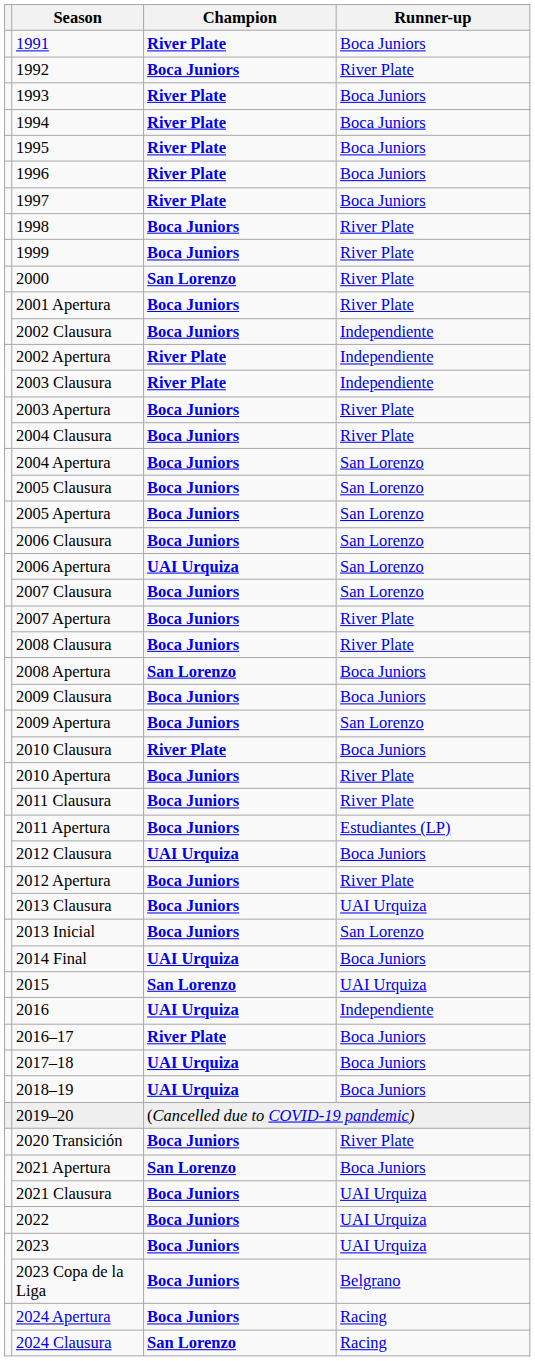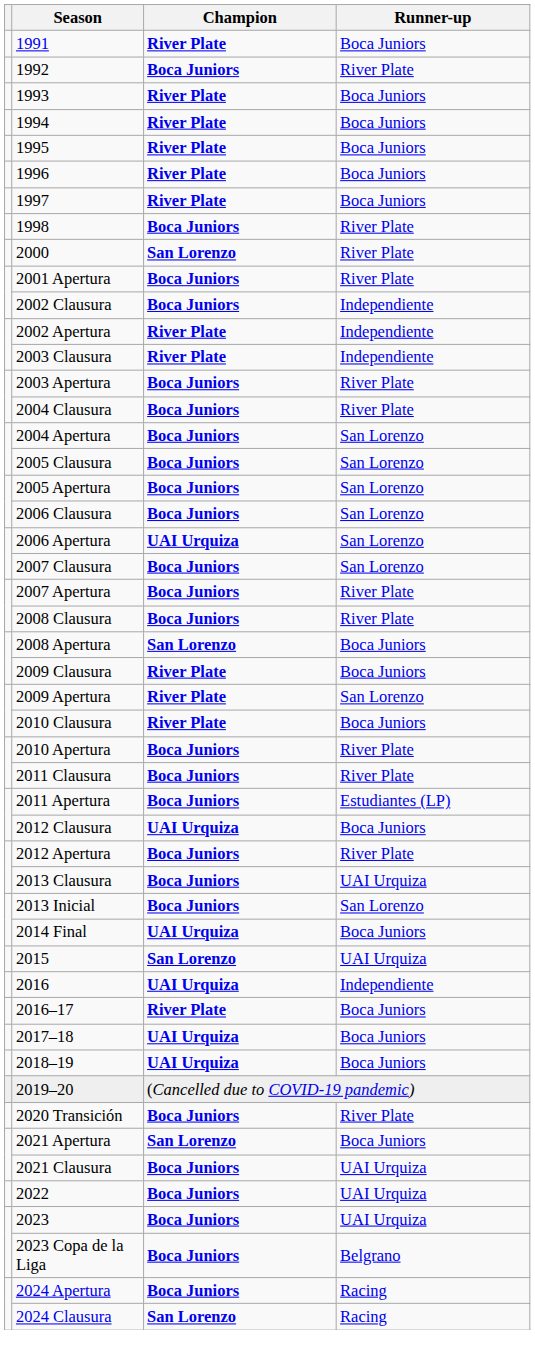- row: (32, 252)
(193, 697) Boca Juniors -> (187, 670) River Plate
(193, 723) Boca Juniors -> (187, 697) River Plate
